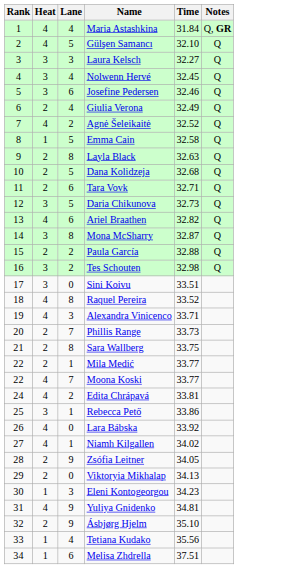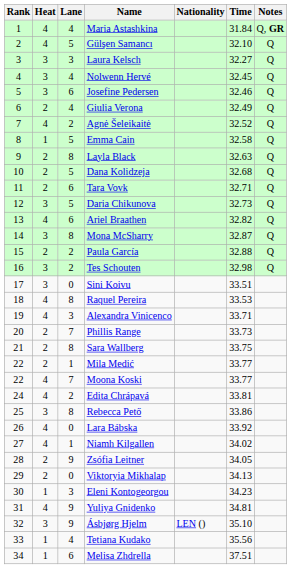+ column: (201, 12)
(188, 300) 33.52 -> (241, 300) 33.53
(71, 412) 1 -> (71, 412) 8
(45, 524) 2 -> (45, 524) 3
